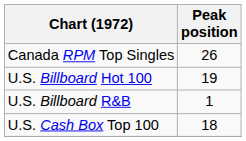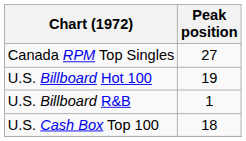(209, 55) 26 -> (209, 55) 27
